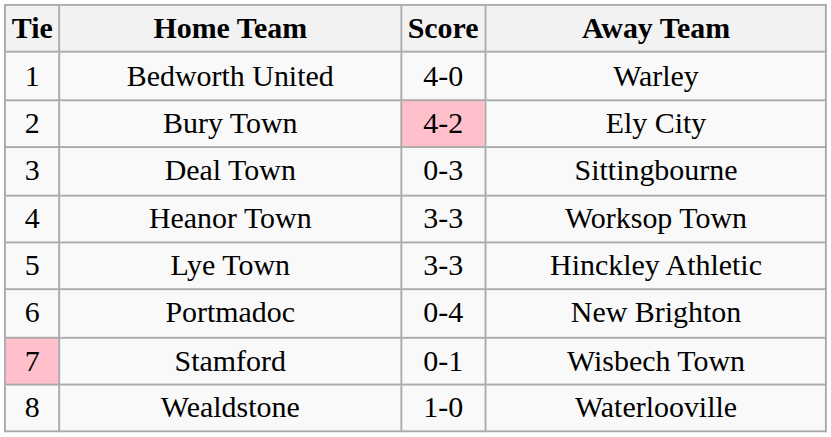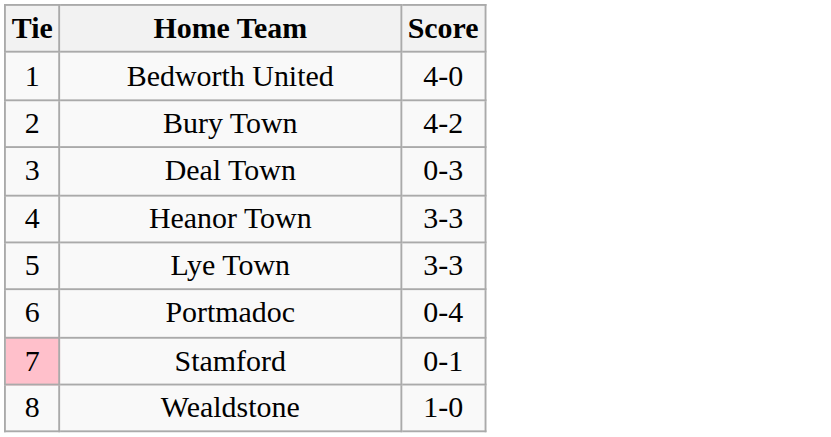- column: (656, 28)
(443, 123) pink background -> (443, 123) no background
